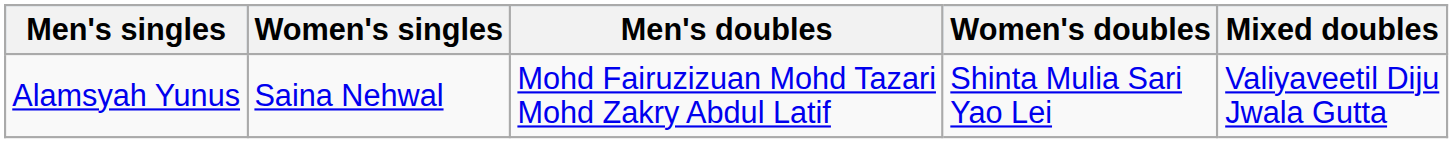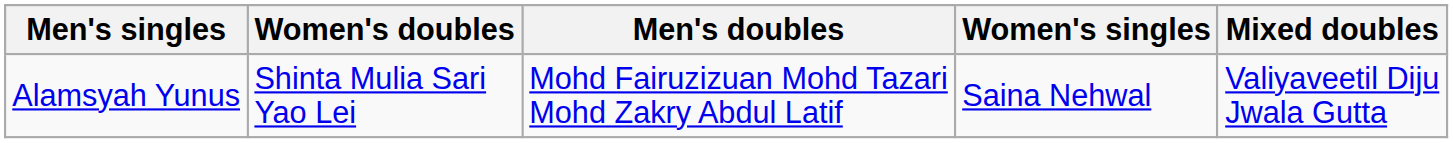columns swapped: (379, 30) <-> (1081, 30)
